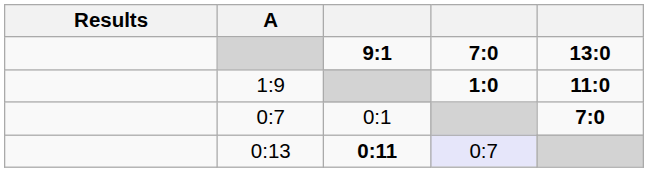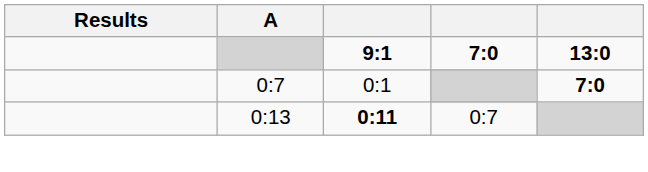- row: (271, 85)
(484, 150) lavender background -> (484, 118) no background
